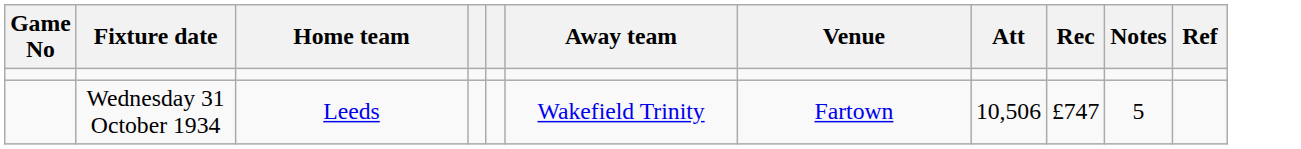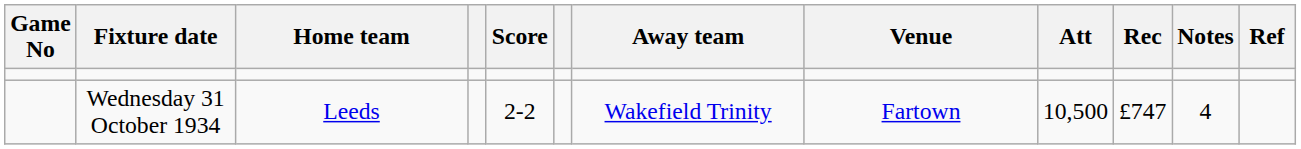+ column: (520, 36)
(1008, 111) 10,506 -> (1075, 111) 10,500
(1138, 111) 5 -> (1206, 111) 4
